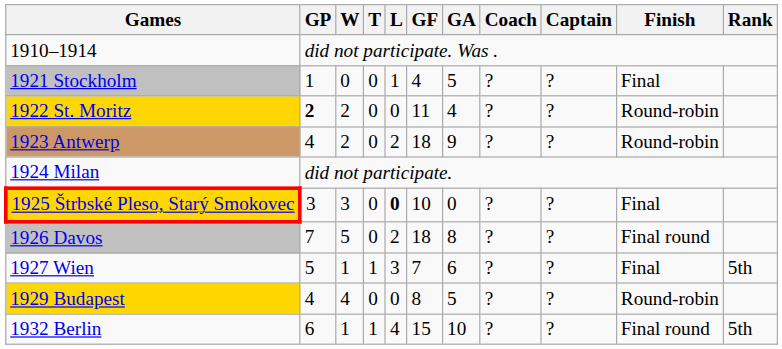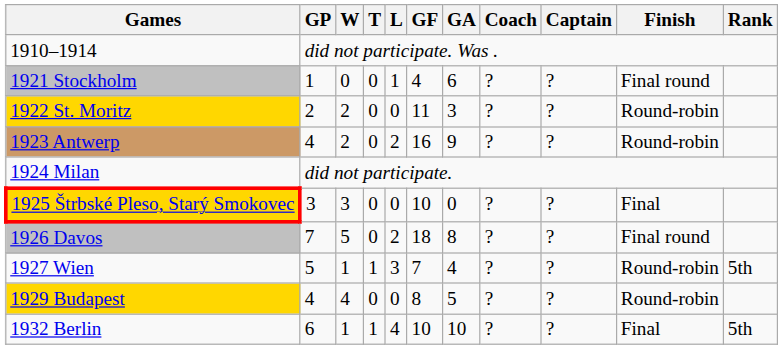(452, 80) 5 -> (452, 80) 6
(641, 80) Final -> (665, 80) Final round
(309, 111) bold -> (309, 111) normal
(452, 111) 4 -> (452, 111) 3
(421, 141) 18 -> (421, 141) 16
(395, 204) bold -> (395, 204) normal
(452, 268) 6 -> (452, 268) 4
(641, 268) Final -> (670, 268) Round-robin
(421, 329) 15 -> (421, 329) 10
(665, 329) Final round -> (641, 329) Final
